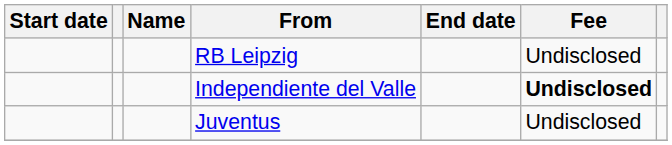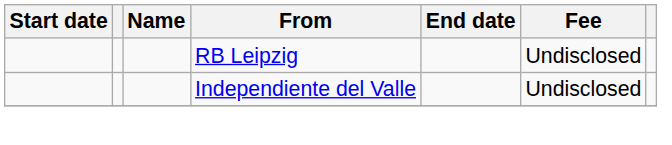(589, 88) bold -> (583, 88) normal
- row: (238, 122)
